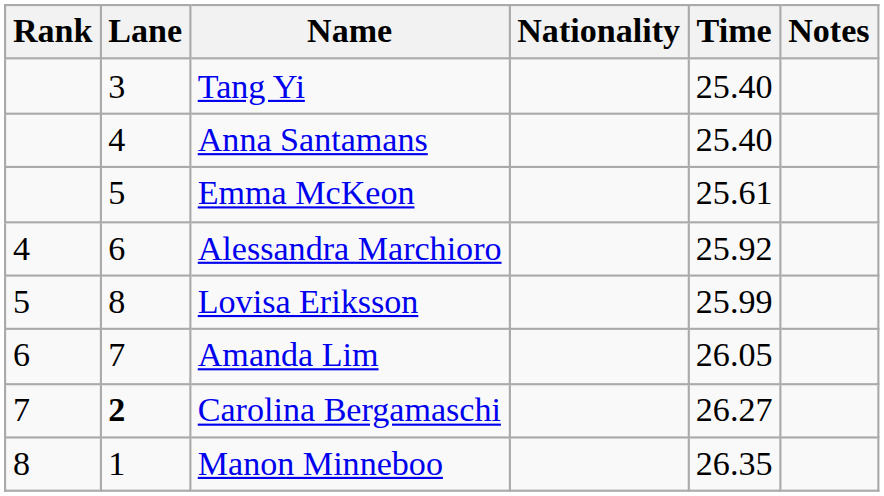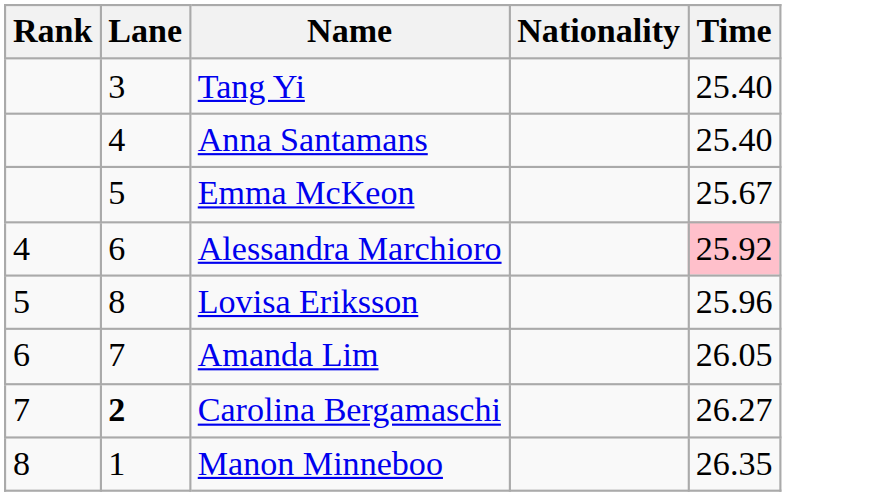- column: (829, 31)
(734, 193) 25.61 -> (734, 193) 25.67
(734, 247) no background -> (734, 247) pink background
(734, 301) 25.99 -> (734, 301) 25.96
